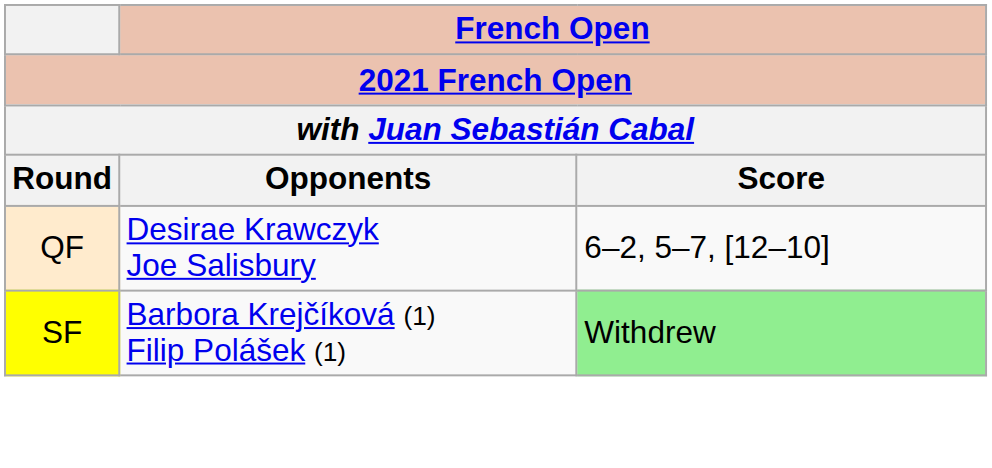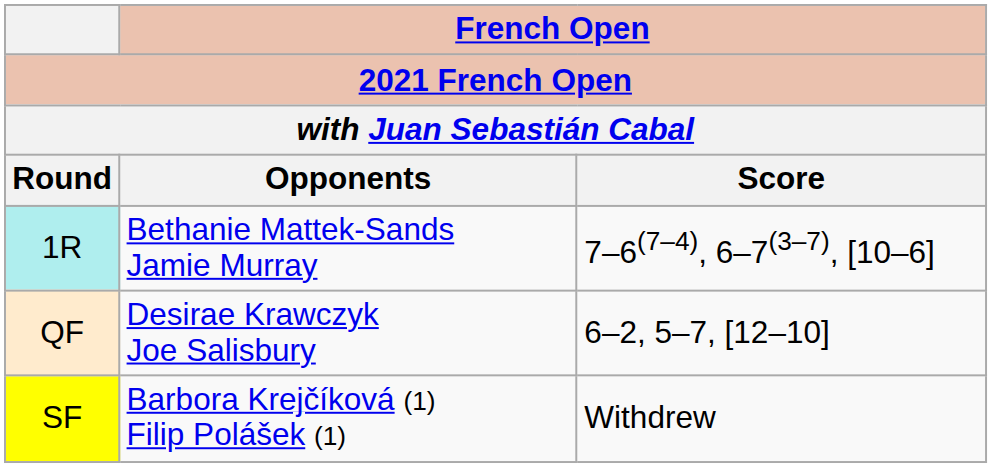+ row: (62, 247)
(650, 332) lightgreen background -> (650, 418) no background
